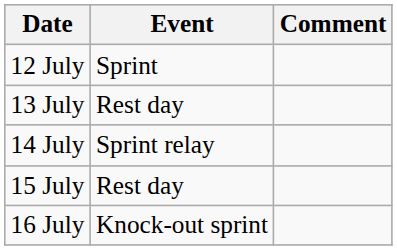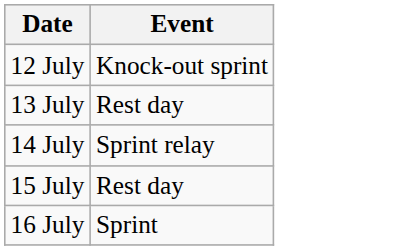- column: (333, 24)
(127, 64) Sprint -> (182, 64) Knock-out sprint
(182, 225) Knock-out sprint -> (127, 225) Sprint
